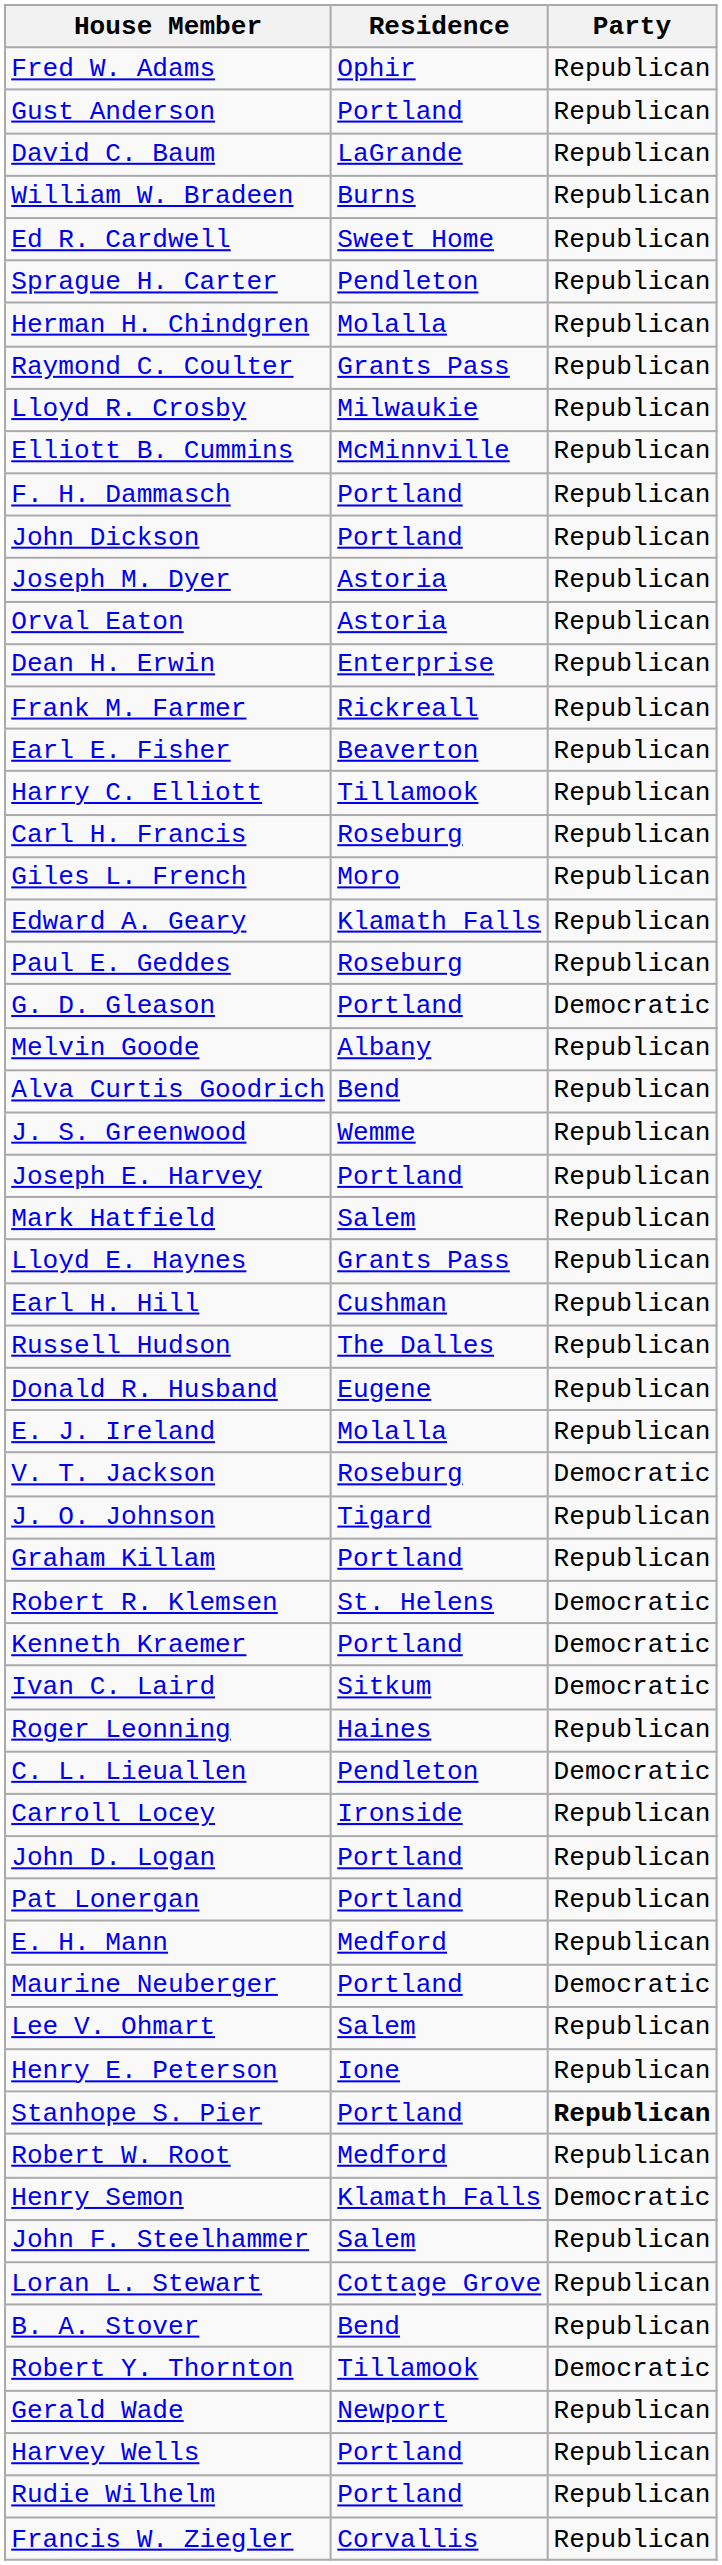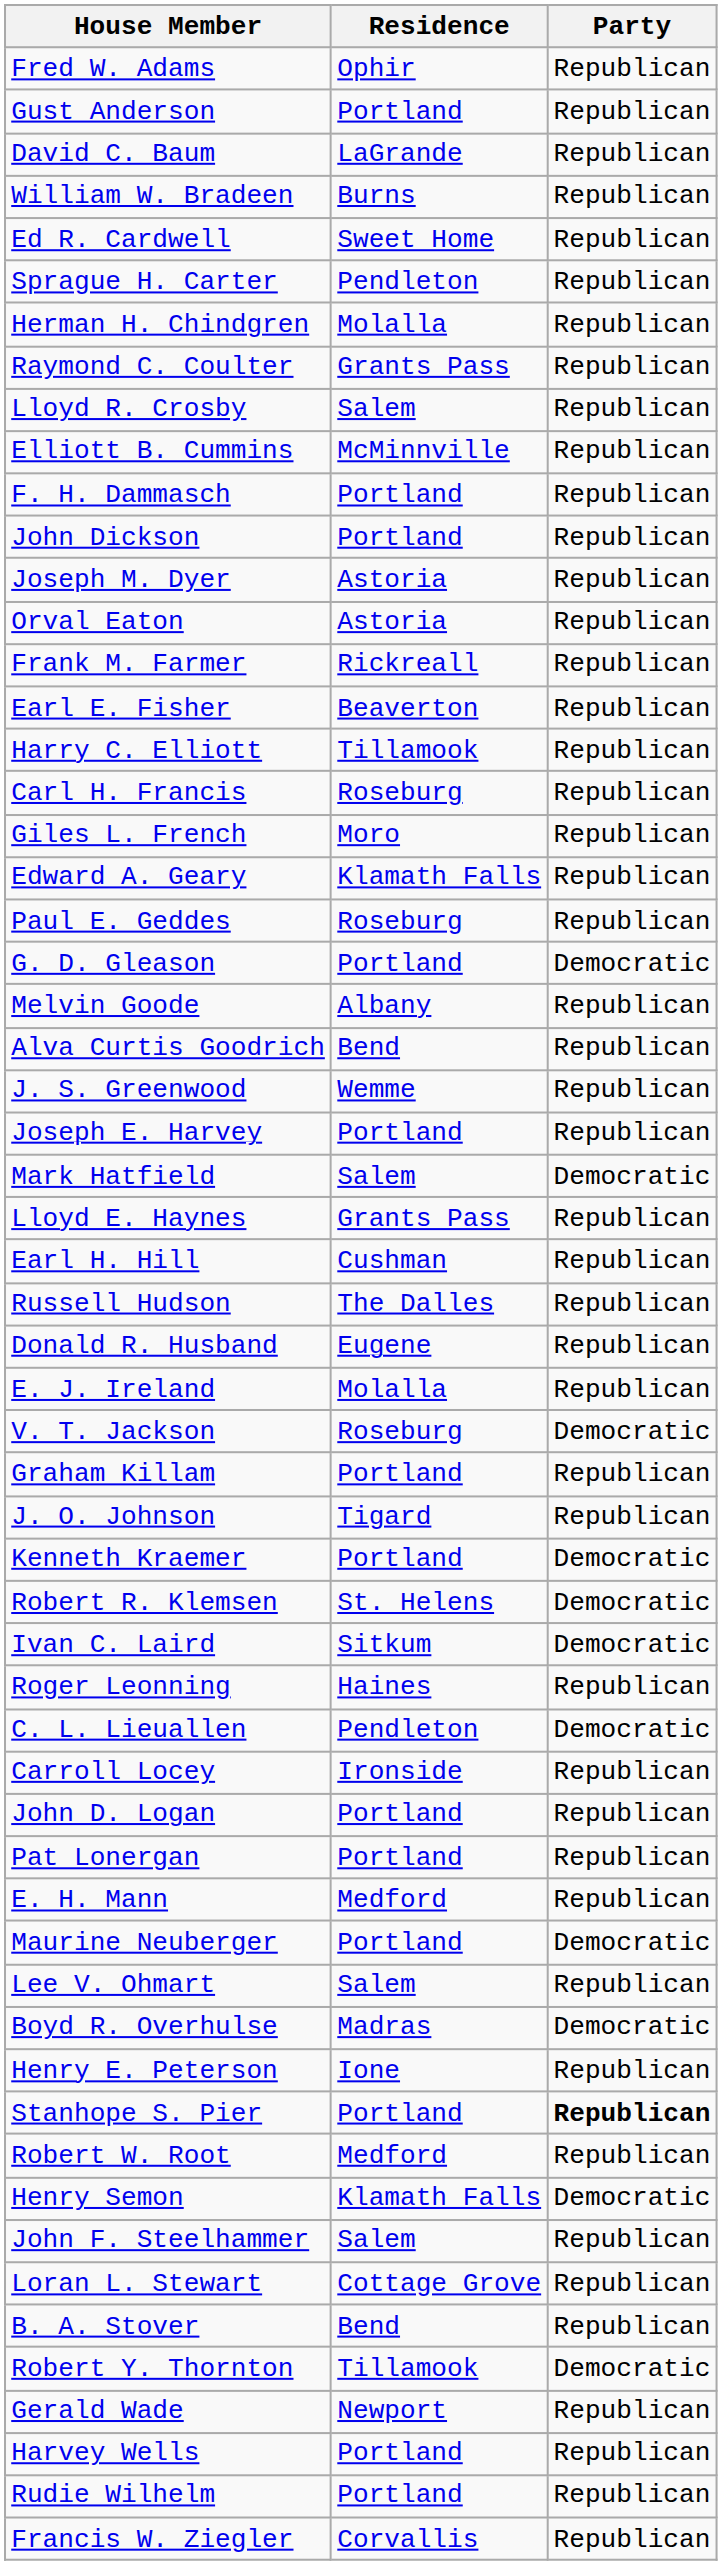(408, 410) Milwaukie -> (376, 410) Salem
- row: (113, 665)
(632, 1219) Republican -> (632, 1176) Democratic
rows swapped: (113, 1517) <-> (113, 1559)
rows swapped: (145, 1602) <-> (129, 1645)
+ row: (145, 2028)
